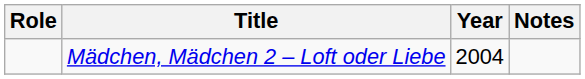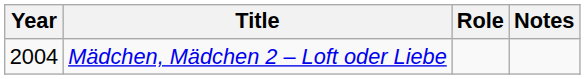columns swapped: (480, 21) <-> (33, 21)
